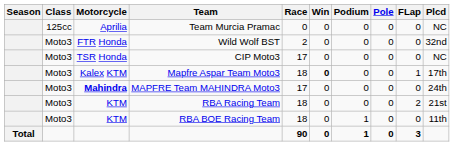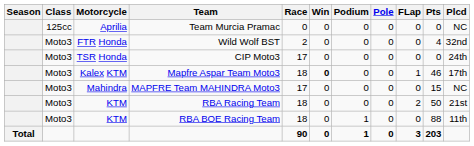+ column: (433, 12)
(440, 57) NC -> (458, 57) 24th
(106, 88) bold -> (107, 88) normal
(437, 88) 24th -> (460, 88) NC
